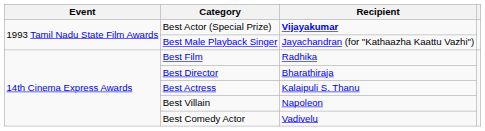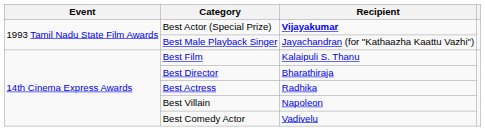(299, 57) Radhika -> (321, 57) Kalaipuli S. Thanu
(321, 88) Kalaipuli S. Thanu -> (299, 88) Radhika
